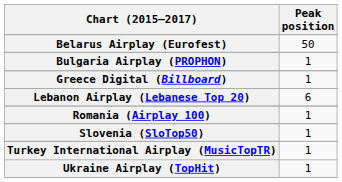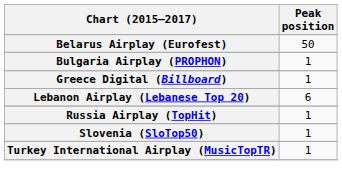- row: (142, 115)
+ row: (142, 115)
- row: (142, 168)
